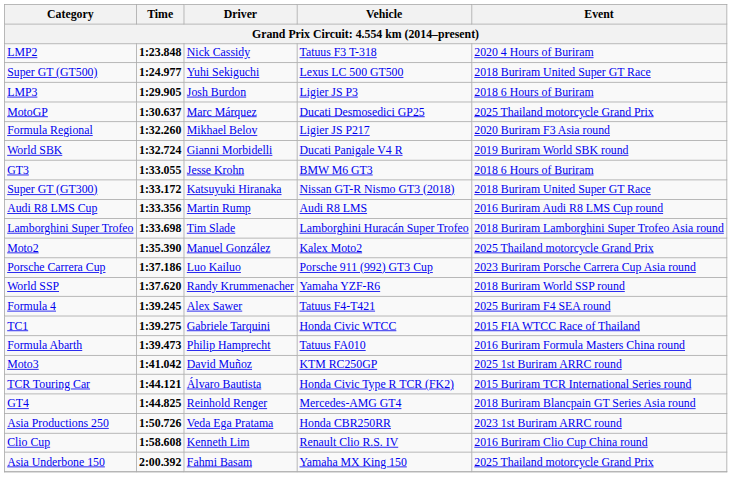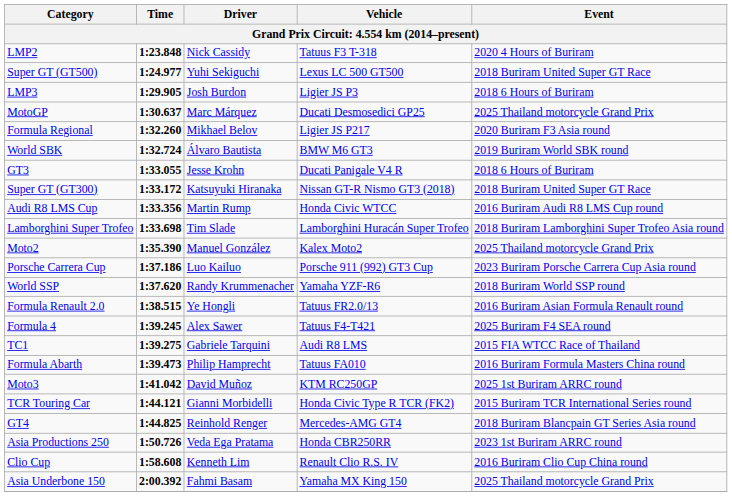(230, 150) Gianni Morbidelli -> (224, 150) Álvaro Bautista
(351, 150) Ducati Panigale V4 R -> (336, 150) BMW M6 GT3
(336, 170) BMW M6 GT3 -> (351, 170) Ducati Panigale V4 R
(333, 209) Audi R8 LMS -> (348, 209) Honda Civic WTCC
+ row: (56, 306)
(348, 326) Honda Civic WTCC -> (333, 345) Audi R8 LMS
(224, 384) Álvaro Bautista -> (230, 404) Gianni Morbidelli
